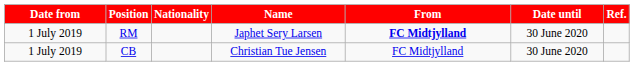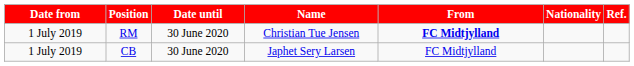columns swapped: (181, 14) <-> (557, 14)
(278, 33) Japhet Sery Larsen -> (311, 33) Christian Tue Jensen
(278, 52) Christian Tue Jensen -> (311, 52) Japhet Sery Larsen
